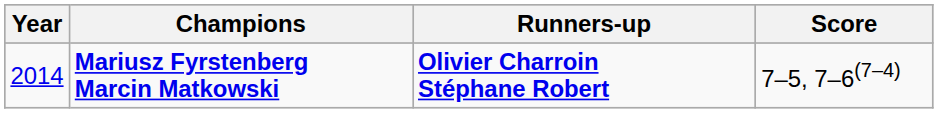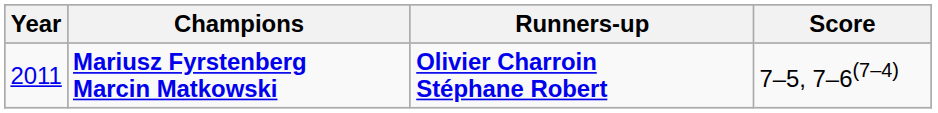(37, 75) 2014 -> (36, 75) 2011
